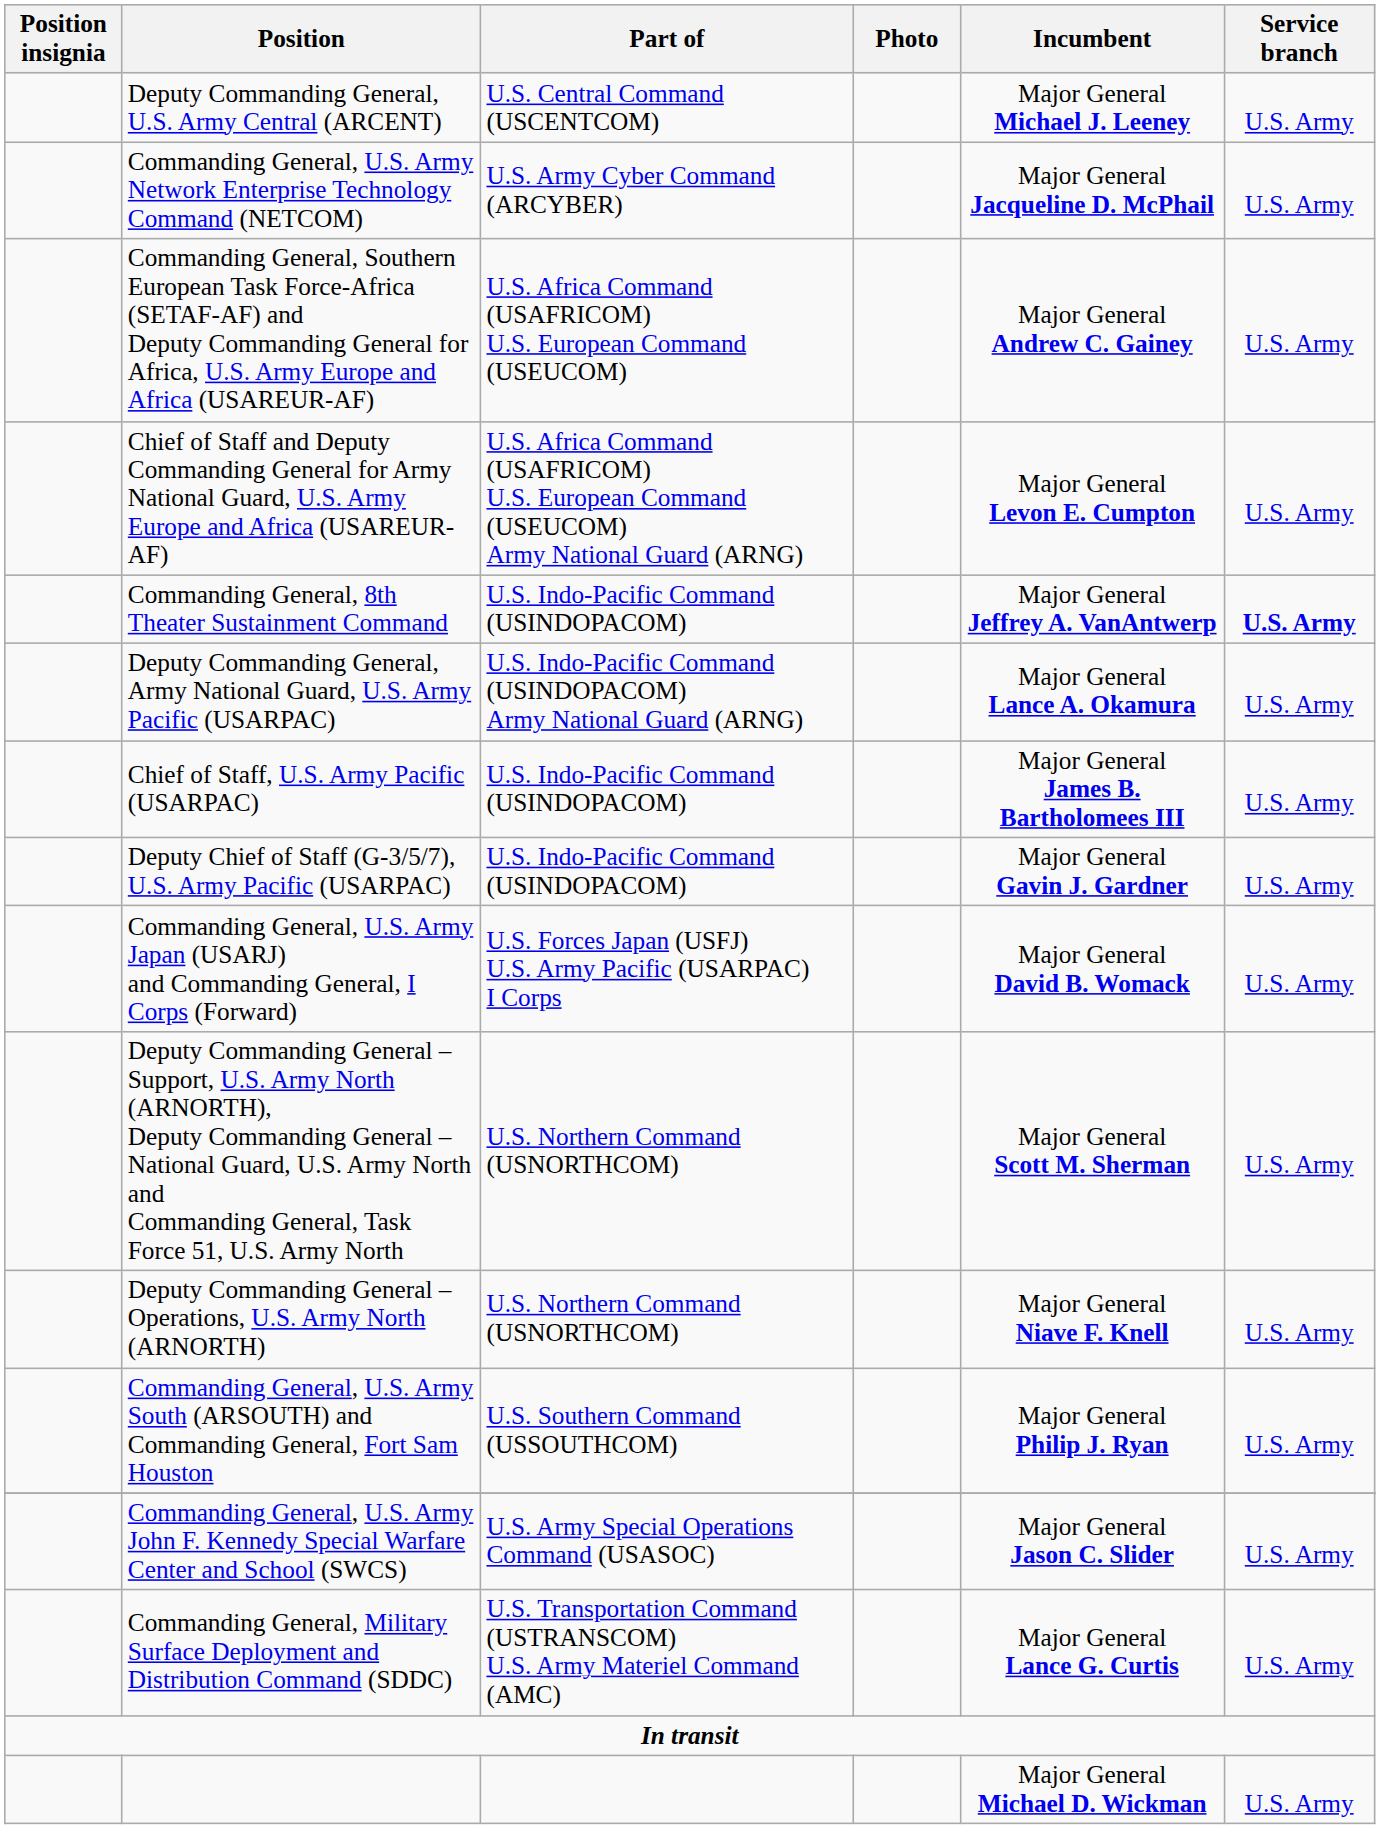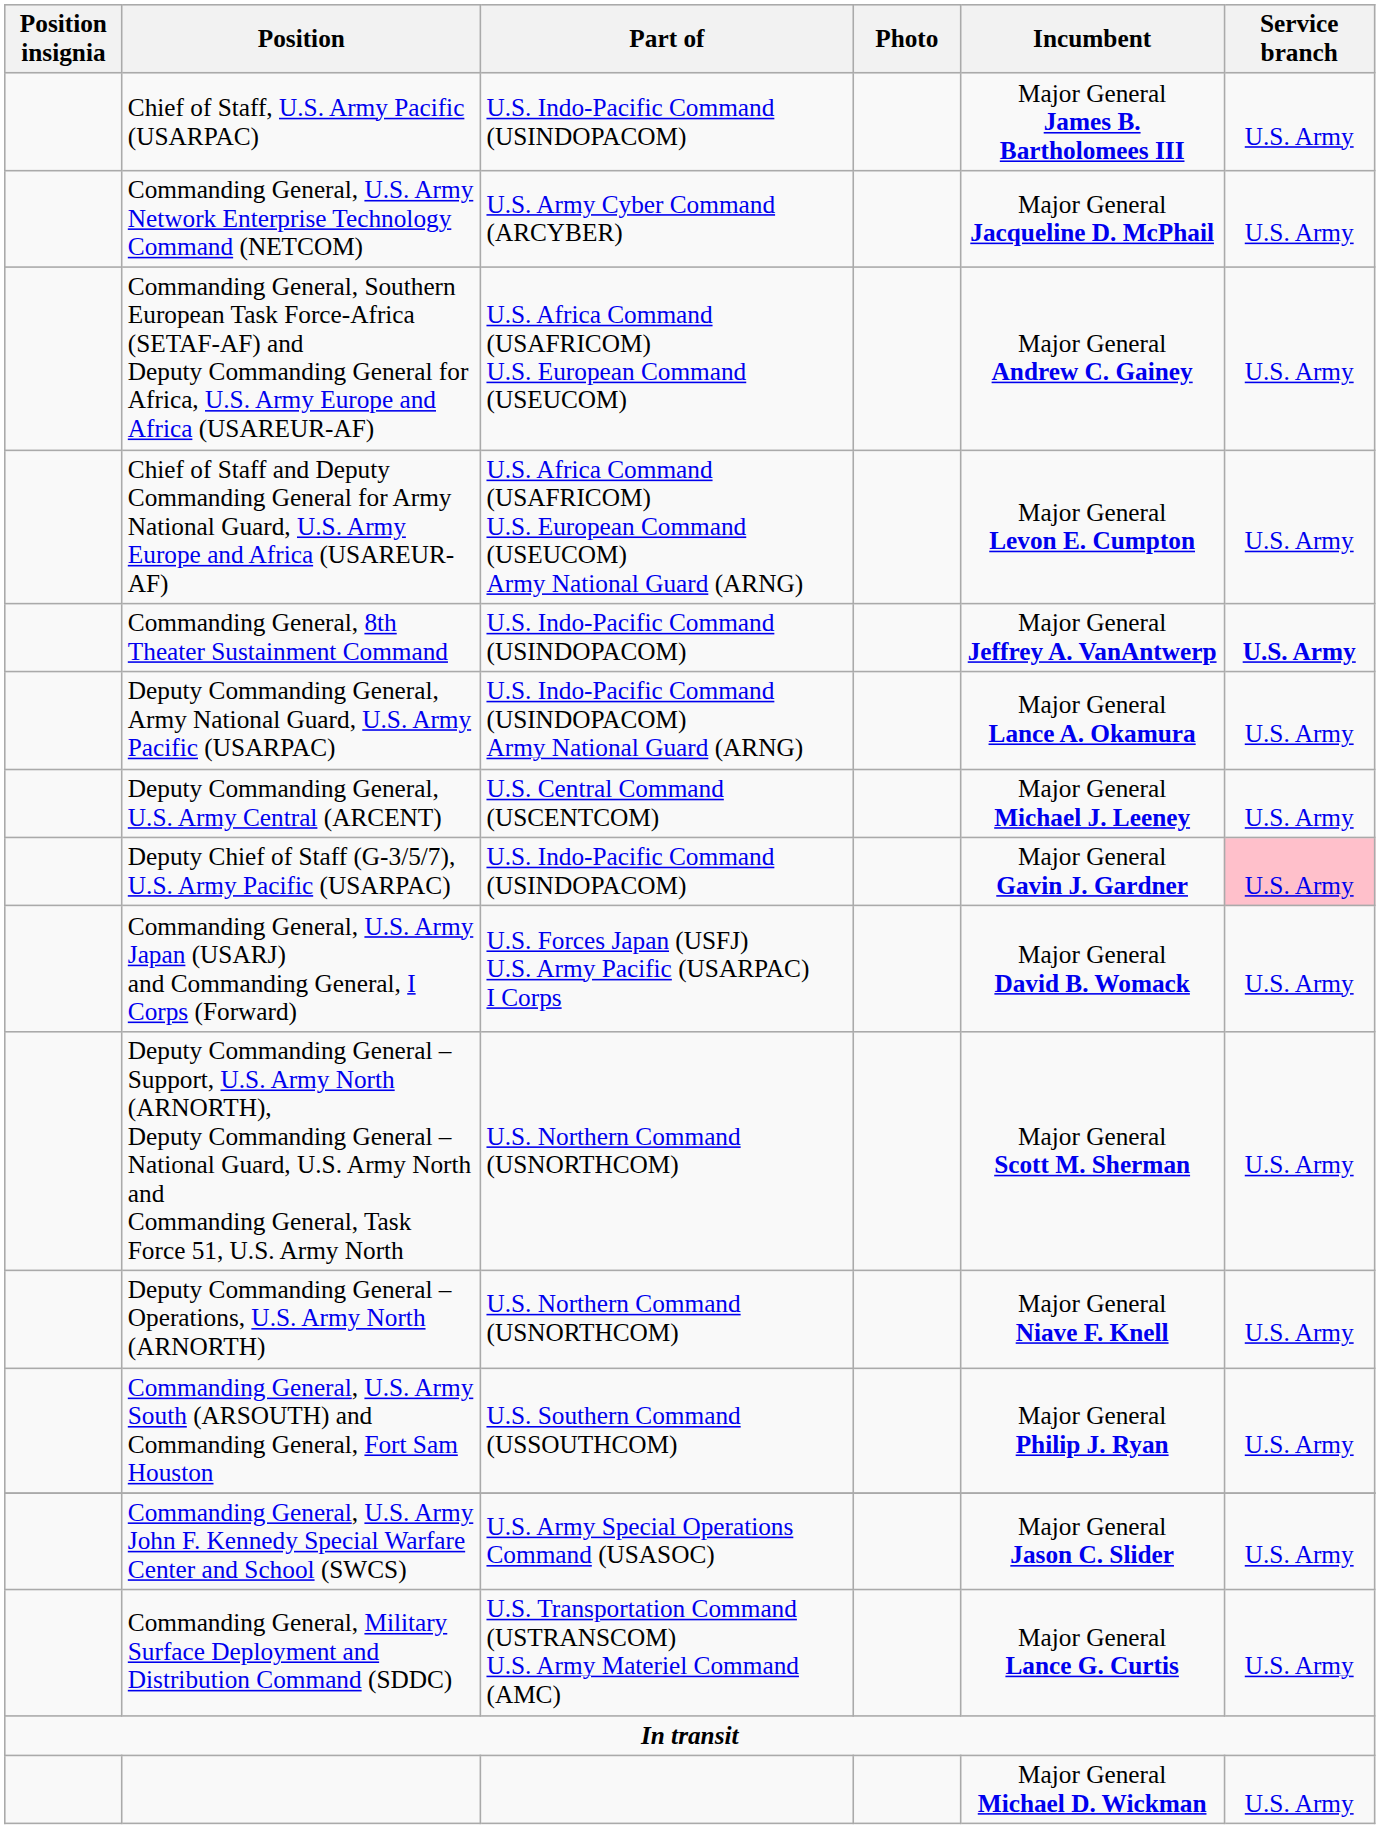rows swapped: (285, 107) <-> (296, 788)
(1299, 885) no background -> (1299, 885) pink background
